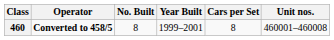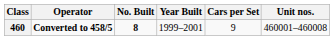(136, 27) normal -> (136, 27) bold
(233, 27) 8 -> (233, 27) 9
